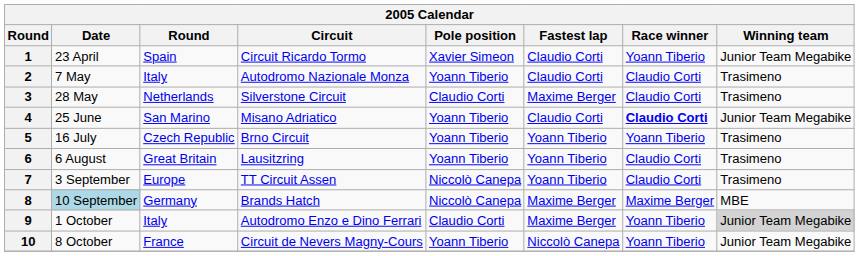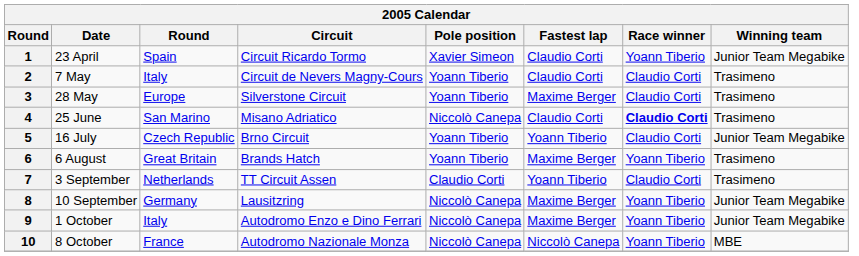(325, 76) Autodromo Nazionale Monza -> (332, 76) Circuit de Nevers Magny-Cours
(178, 97) Netherlands -> (164, 97) Europe
(467, 97) Claudio Corti -> (469, 97) Yoann Tiberio
(469, 117) Yoann Tiberio -> (475, 117) Niccolò Canepa
(786, 117) Junior Team Megabike -> (744, 117) Trasimeno
(665, 138) Yoann Tiberio -> (663, 138) Claudio Corti
(751, 138) Trasimeno -> (779, 138) Junior Team Megabike
(272, 158) Lausitzring -> (280, 158) Brands Hatch
(567, 158) Yoann Tiberio -> (572, 158) Maxime Berger
(663, 158) Claudio Corti -> (665, 158) Yoann Tiberio
(164, 179) Europe -> (178, 179) Netherlands
(475, 179) Niccolò Canepa -> (467, 179) Claudio Corti
(96, 200) lightblue background -> (96, 200) no background
(280, 200) Brands Hatch -> (272, 200) Lausitzring
(670, 200) Maxime Berger -> (665, 200) Yoann Tiberio
(734, 200) MBE -> (779, 200) Junior Team Megabike
(467, 220) Claudio Corti -> (475, 220) Niccolò Canepa
(786, 220) lightgrey background -> (779, 220) no background
(332, 241) Circuit de Nevers Magny-Cours -> (325, 241) Autodromo Nazionale Monza
(469, 241) Yoann Tiberio -> (475, 241) Niccolò Canepa
(786, 241) Junior Team Megabike -> (728, 241) MBE
